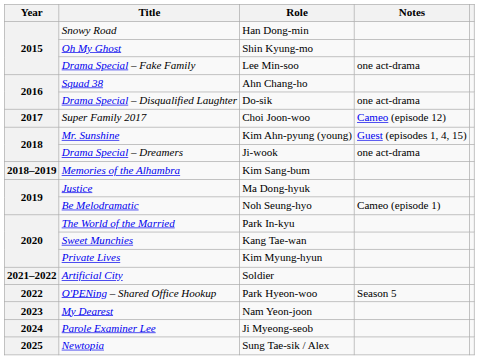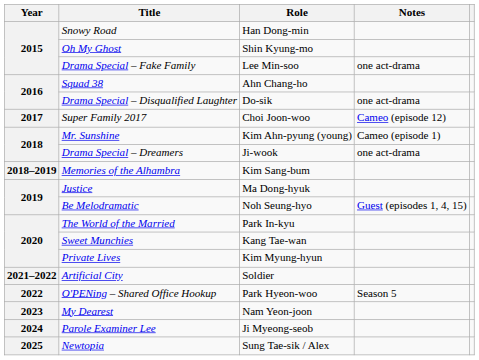(412, 135) Guest (episodes 1, 4, 15) -> (399, 135) Cameo (episode 1)
(399, 205) Cameo (episode 1) -> (412, 205) Guest (episodes 1, 4, 15)
